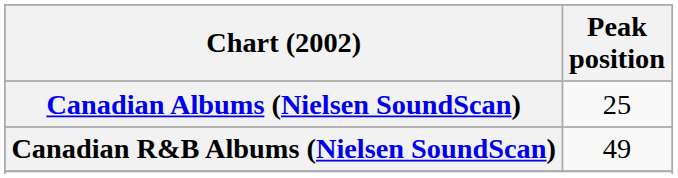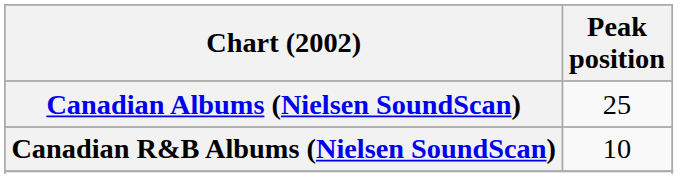(617, 148) 49 -> (617, 148) 10
